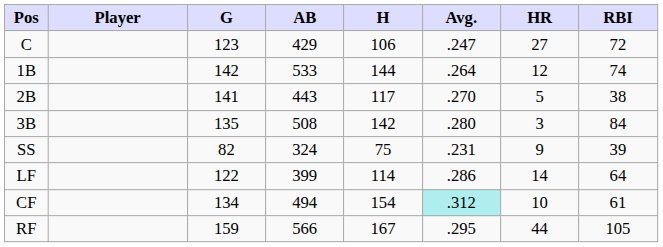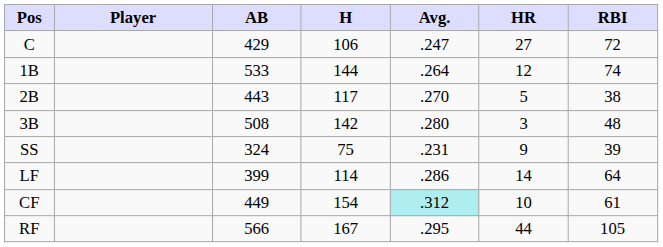- column: (226, 17)
(618, 123) 84 -> (613, 123) 48
(305, 202) 494 -> (257, 202) 449
